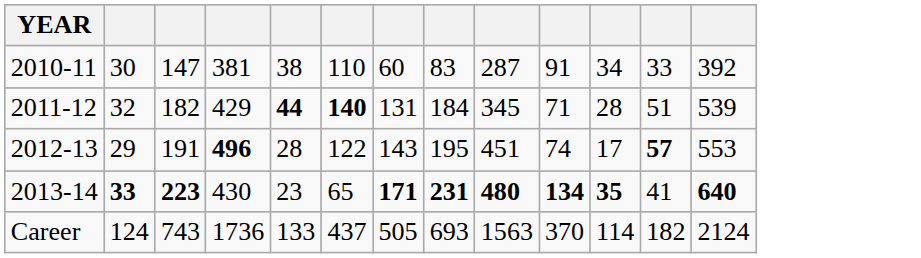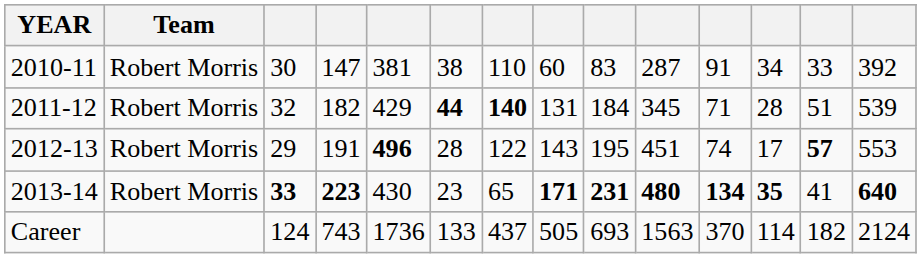+ column: (184, 25)
